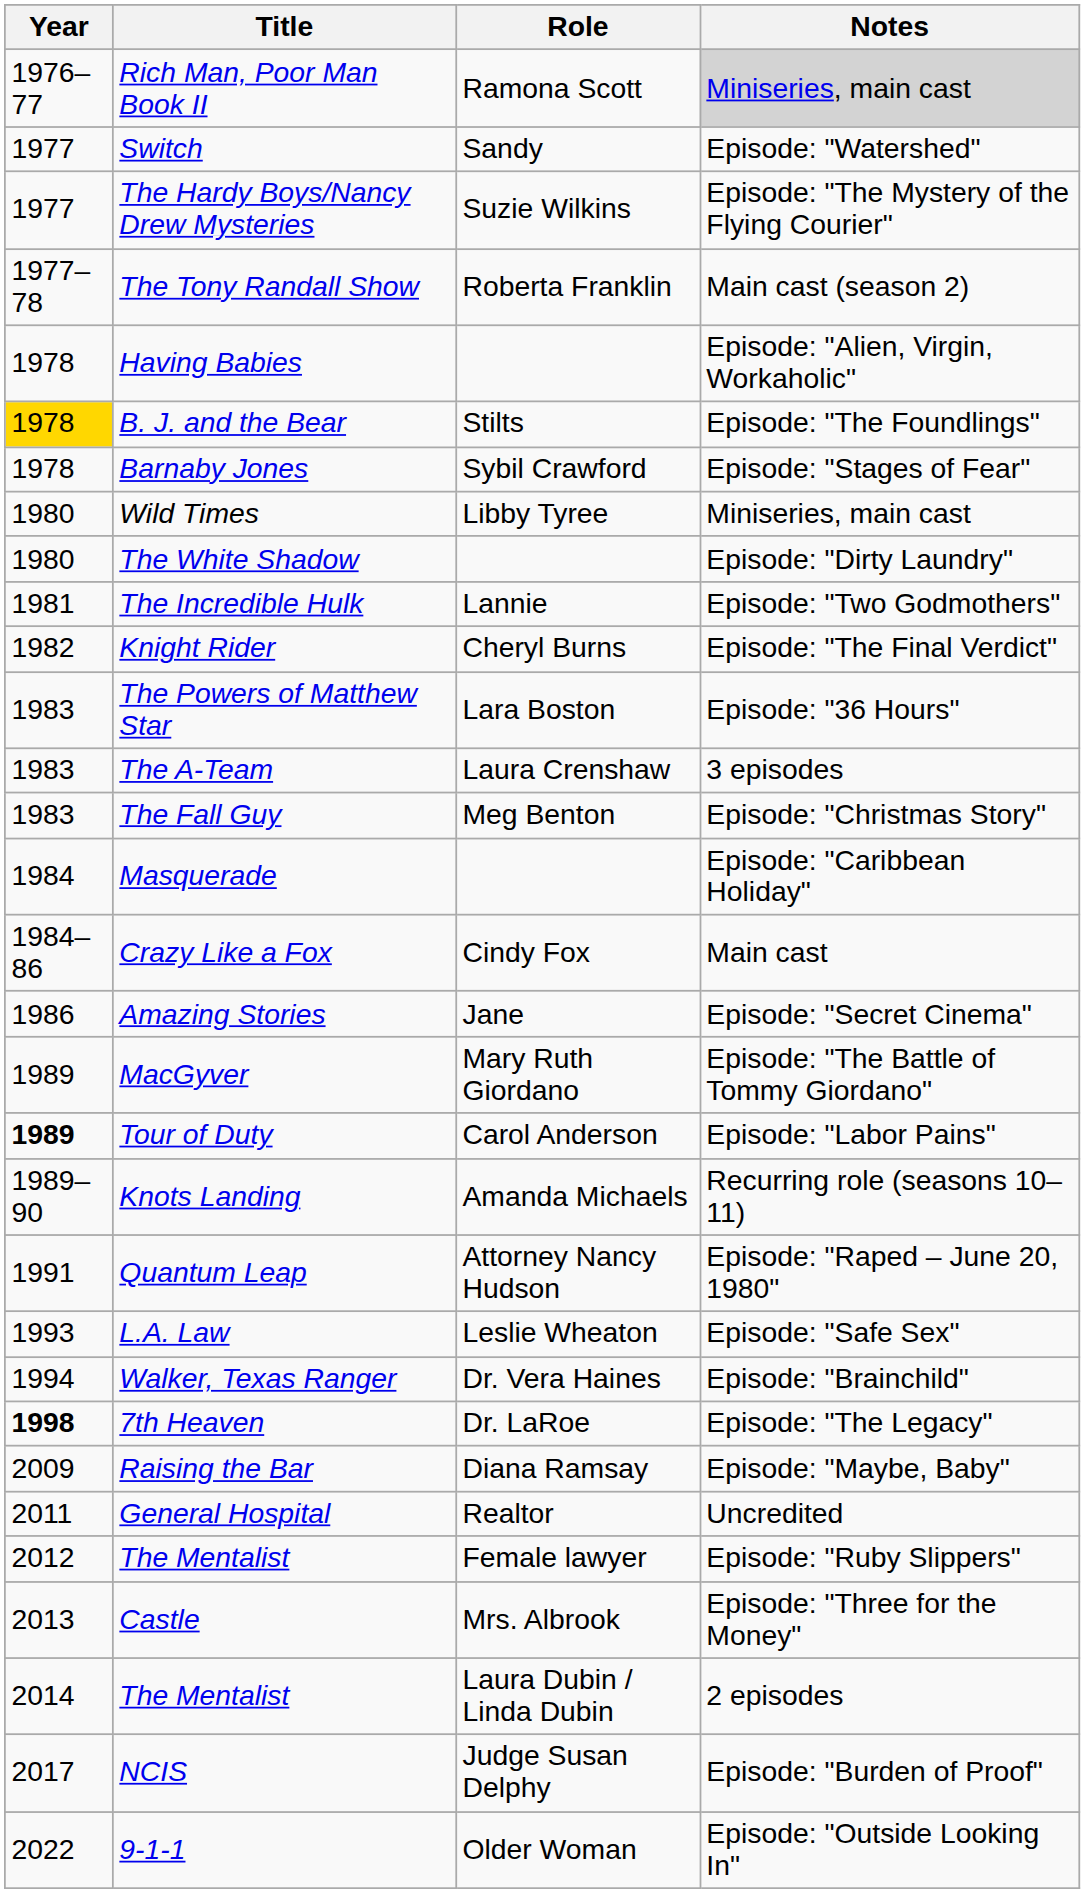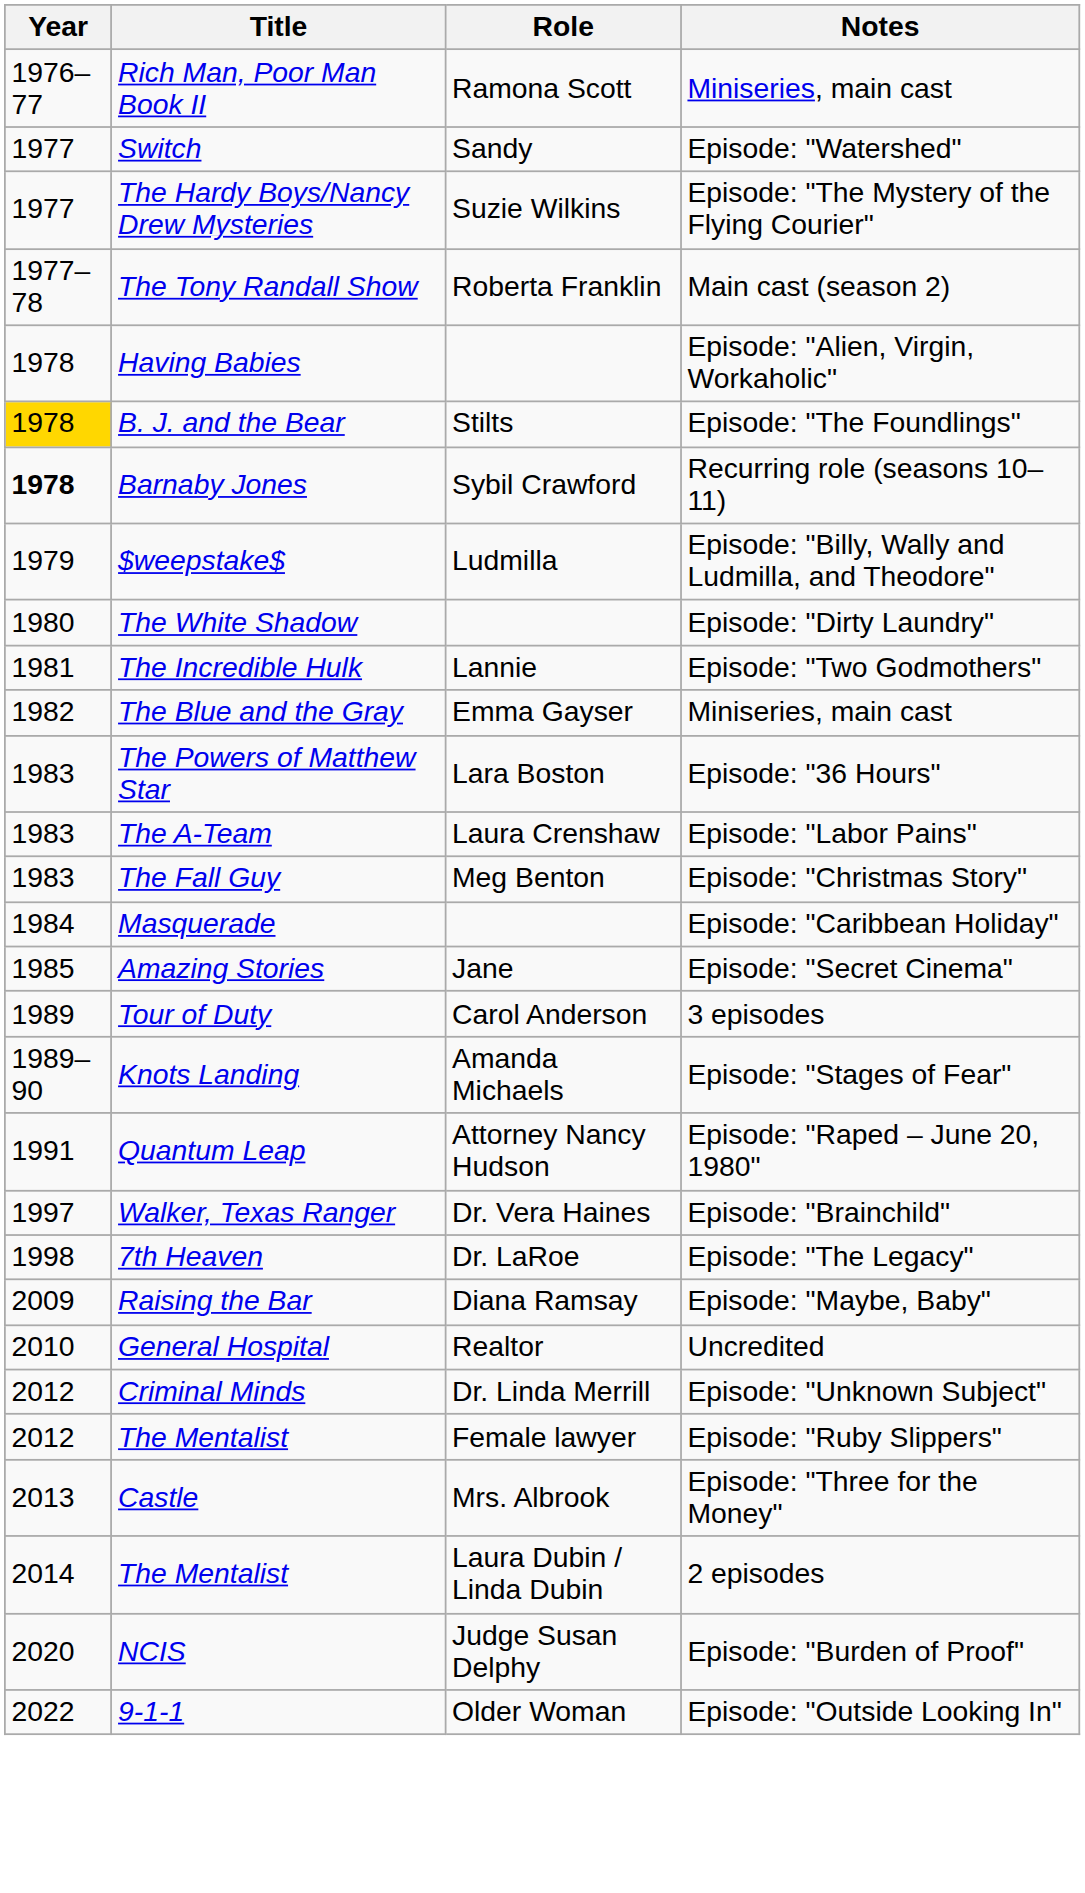(839, 87) lightgrey background -> (820, 87) no background
(43, 468) normal -> (43, 484) bold
(868, 468) Episode: "Stages of Fear" -> (865, 484) Recurring role (seasons 10–11)
+ row: (202, 561)
- row: (189, 513)
+ row: (261, 712)
- row: (197, 648)
(775, 770) 3 episodes -> (832, 833) Episode: "Labor Pains"
- row: (226, 952)
(43, 1013) 1986 -> (43, 968) 1985
- row: (184, 1074)
(43, 1135) bold -> (43, 1013) normal
(851, 1135) Episode: "Labor Pains" -> (756, 1013) 3 episodes
(884, 1196) Recurring role (seasons 10–11) -> (849, 1074) Episode: "Stages of Fear"
- row: (174, 1333)
(43, 1378) 1994 -> (43, 1211) 1997
(43, 1423) bold -> (43, 1256) normal
(42, 1513) 2011 -> (43, 1346) 2010
+ row: (212, 1391)
(43, 1772) 2017 -> (43, 1650) 2020
